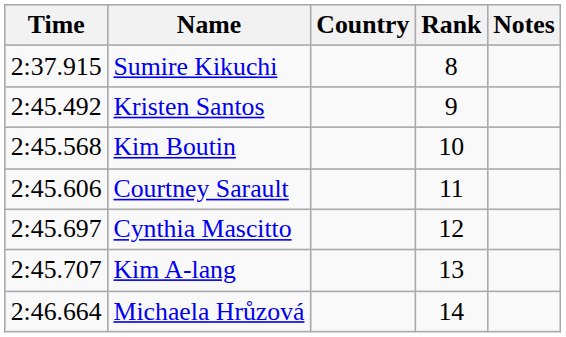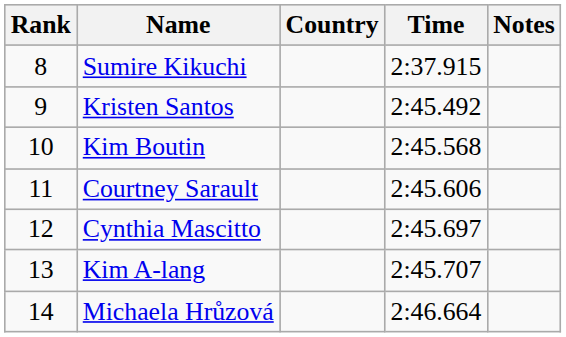columns swapped: (451, 24) <-> (56, 24)
